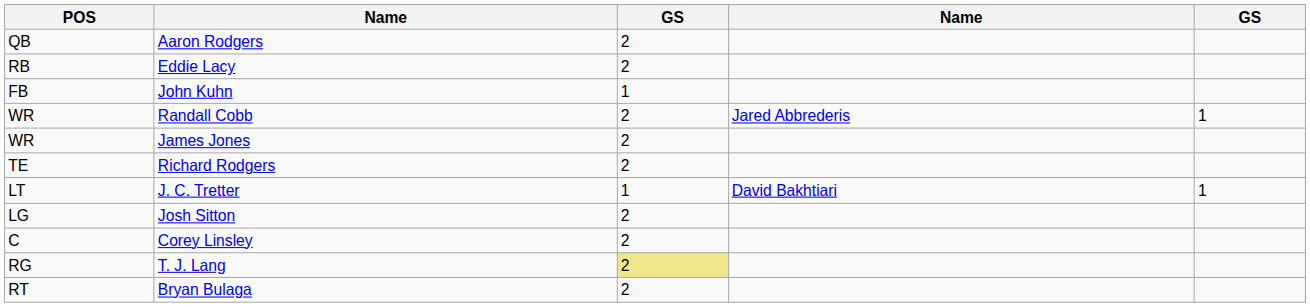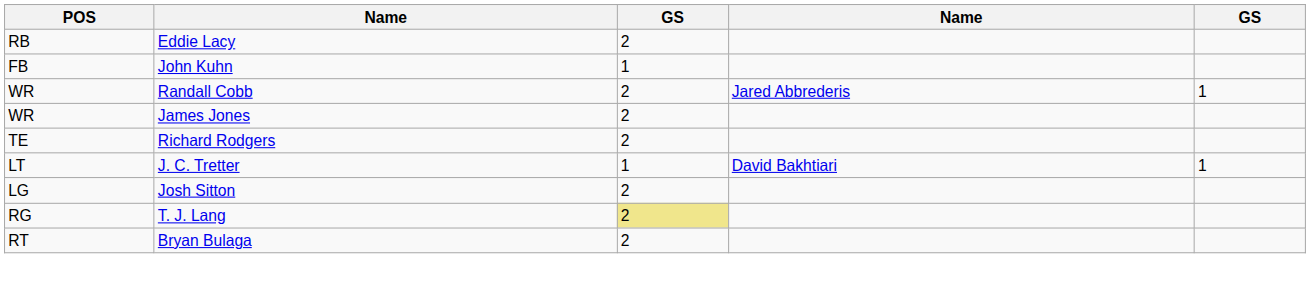- row: (210, 42)
- row: (205, 240)
